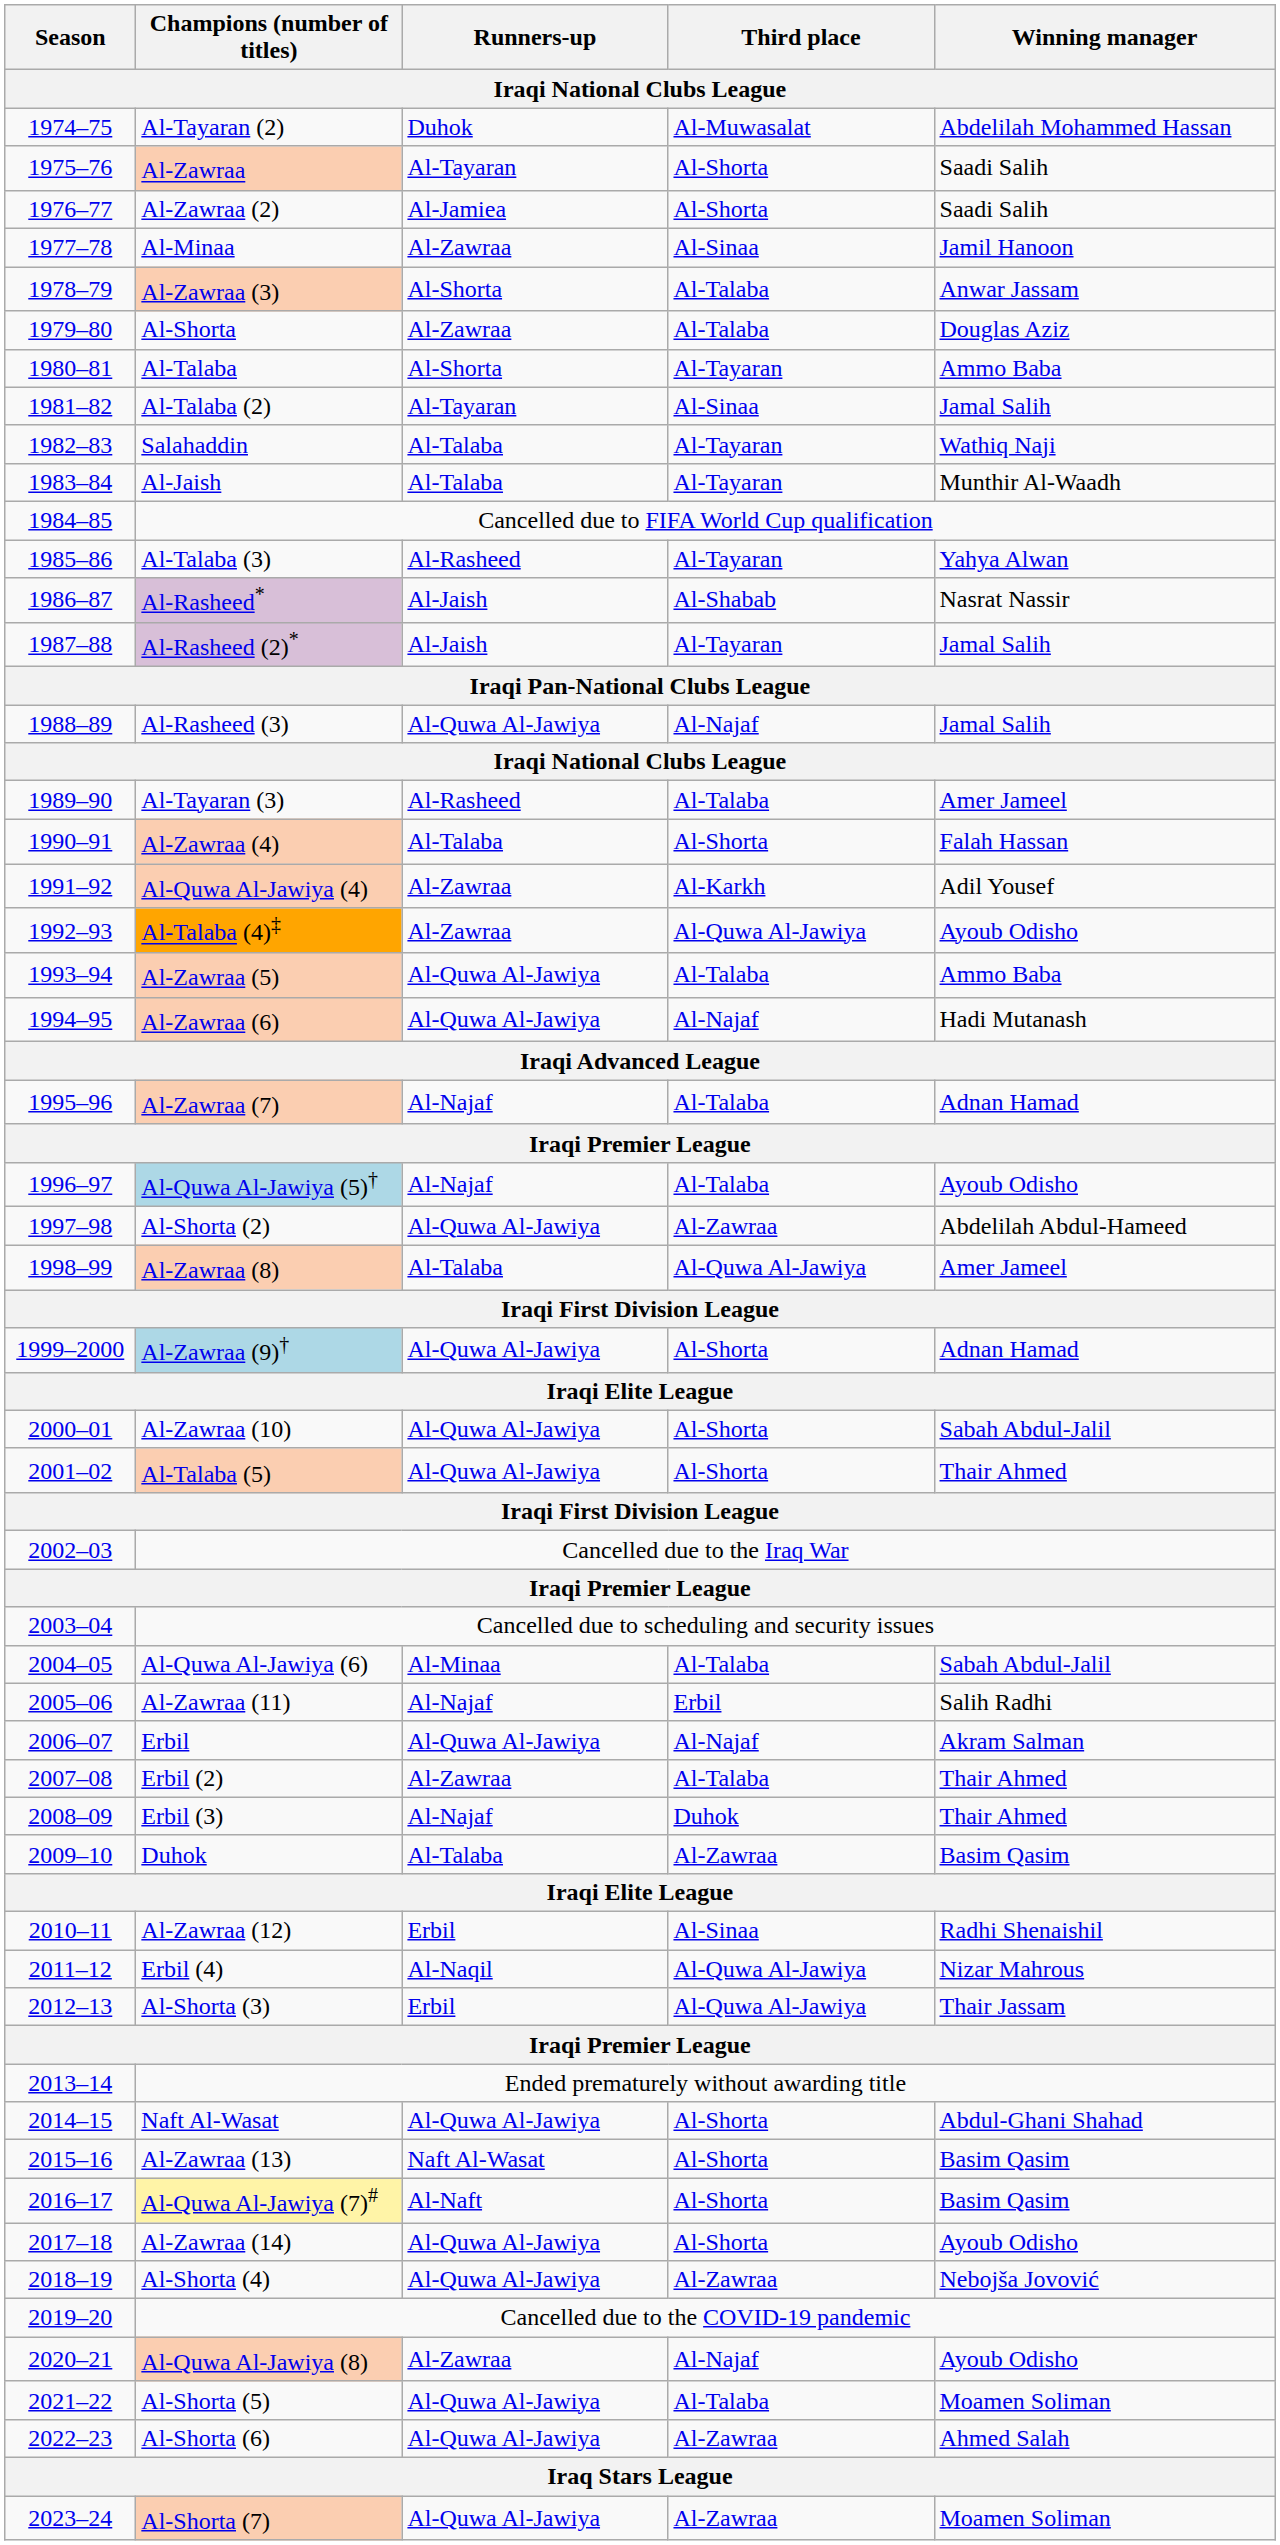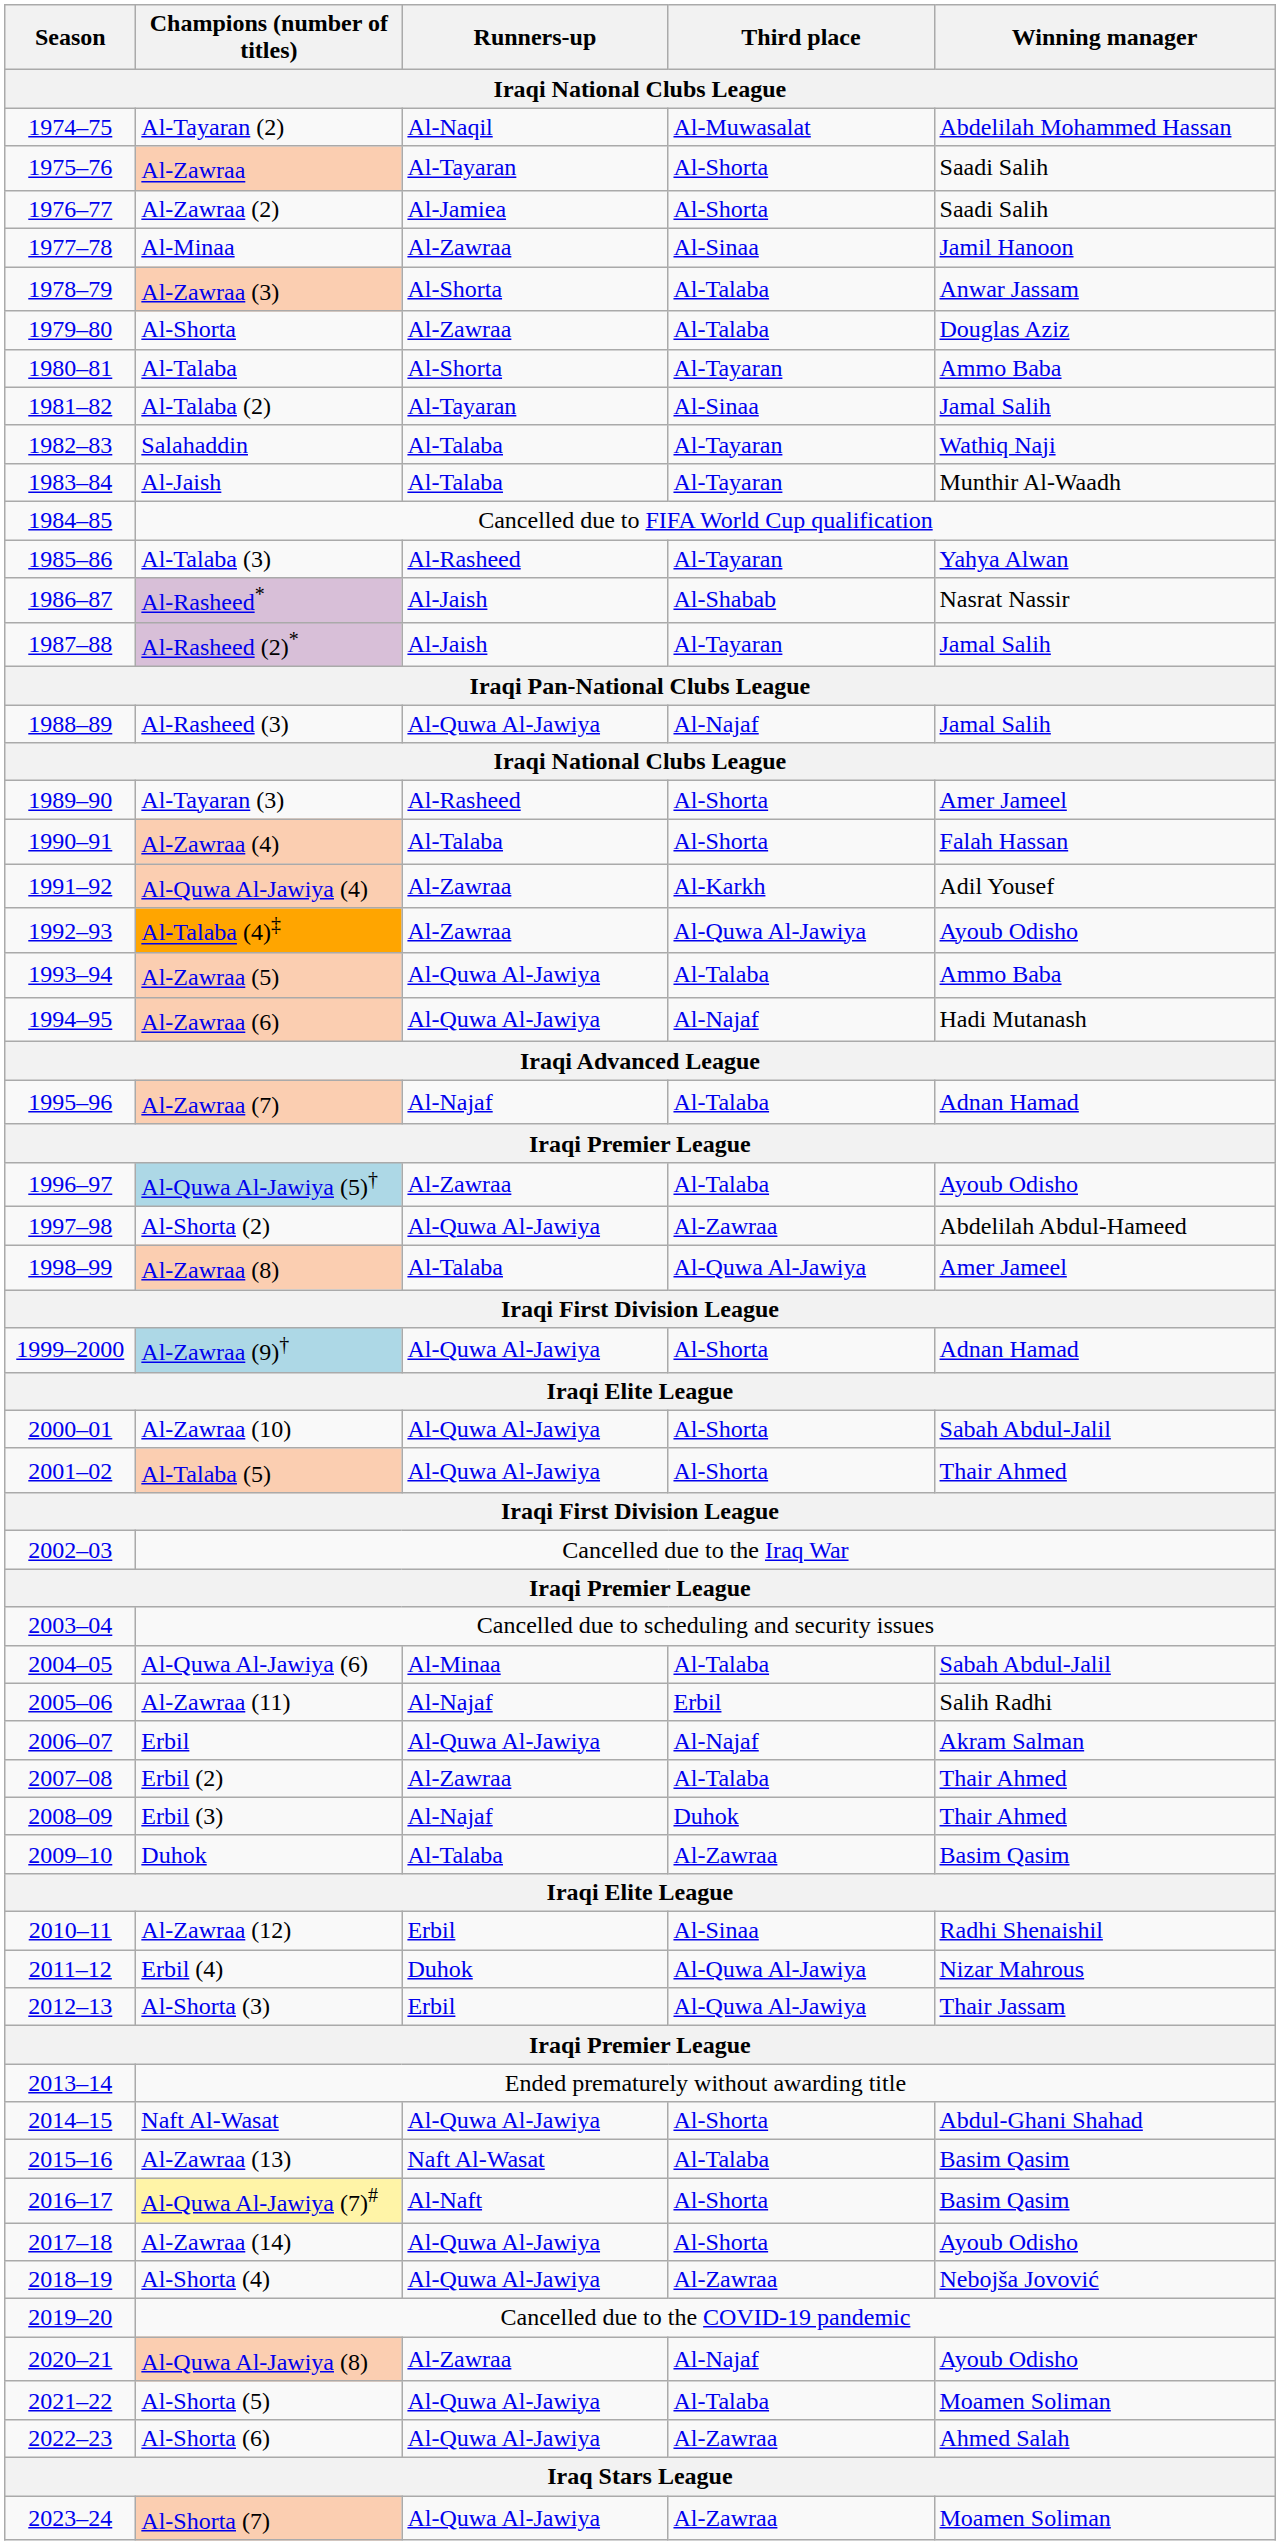(440, 126) Duhok -> (450, 126) Al-Naqil
(721, 799) Al-Talaba -> (721, 799) Al-Shorta
(450, 1184) Al-Najaf -> (459, 1184) Al-Zawraa
(450, 1968) Al-Naqil -> (440, 1968) Duhok
(721, 2158) Al-Shorta -> (721, 2158) Al-Talaba
